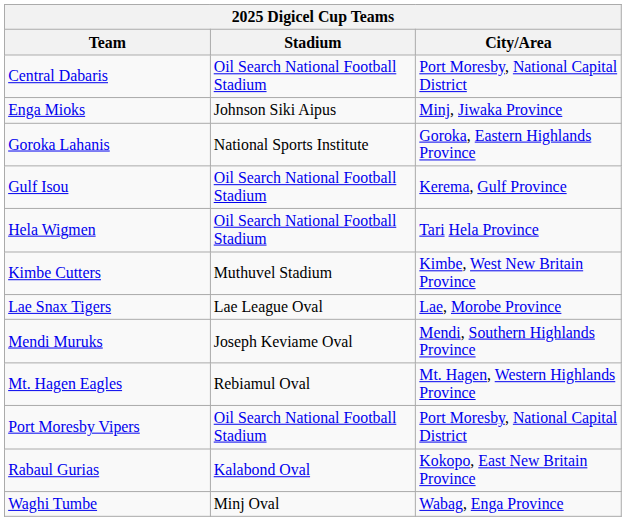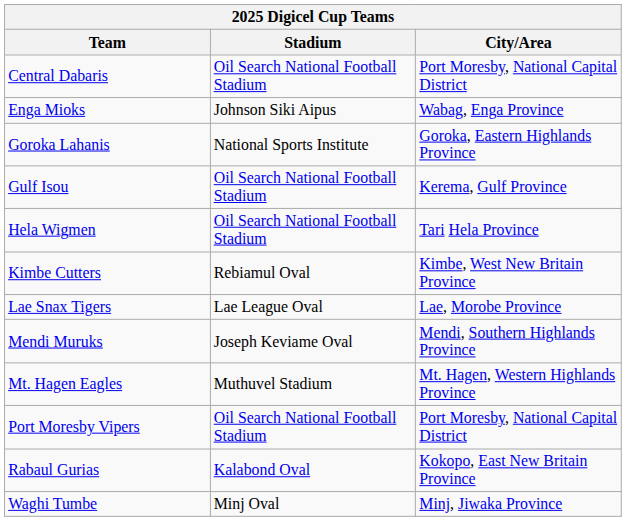(491, 110) Minj, Jiwaka Province -> (491, 110) Wabag, Enga Province
(273, 273) Muthuvel Stadium -> (262, 273) Rebiamul Oval
(262, 384) Rebiamul Oval -> (273, 384) Muthuvel Stadium
(491, 504) Wabag, Enga Province -> (491, 504) Minj, Jiwaka Province
